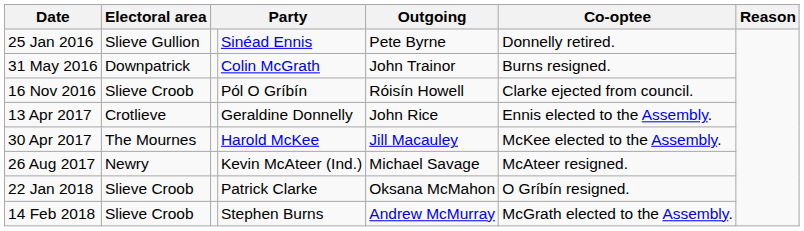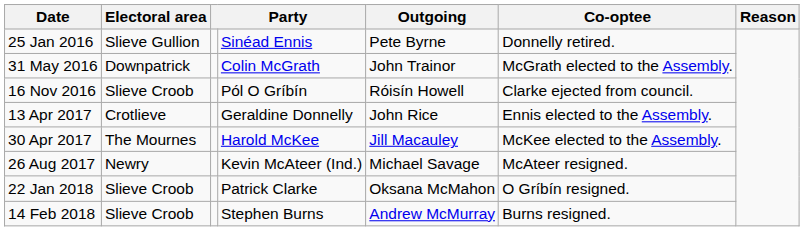(556, 66) Burns resigned. -> (617, 66) McGrath elected to the Assembly.
(617, 213) McGrath elected to the Assembly. -> (556, 213) Burns resigned.
